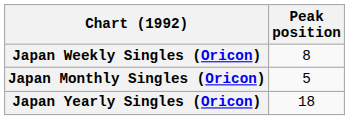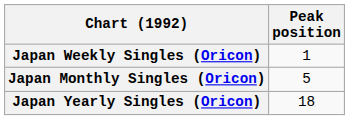(307, 56) 8 -> (307, 56) 1
